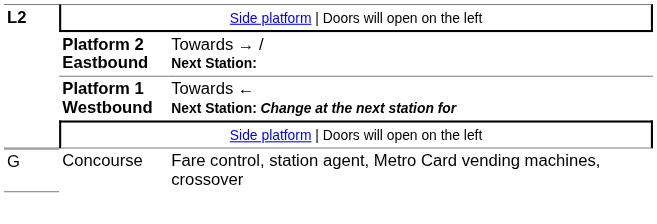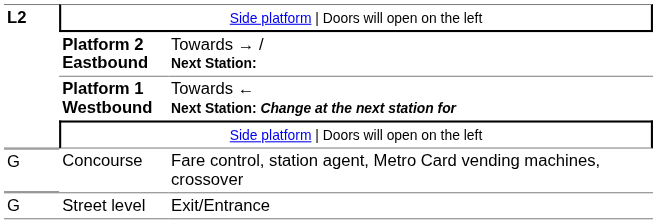+ row: (104, 205)
